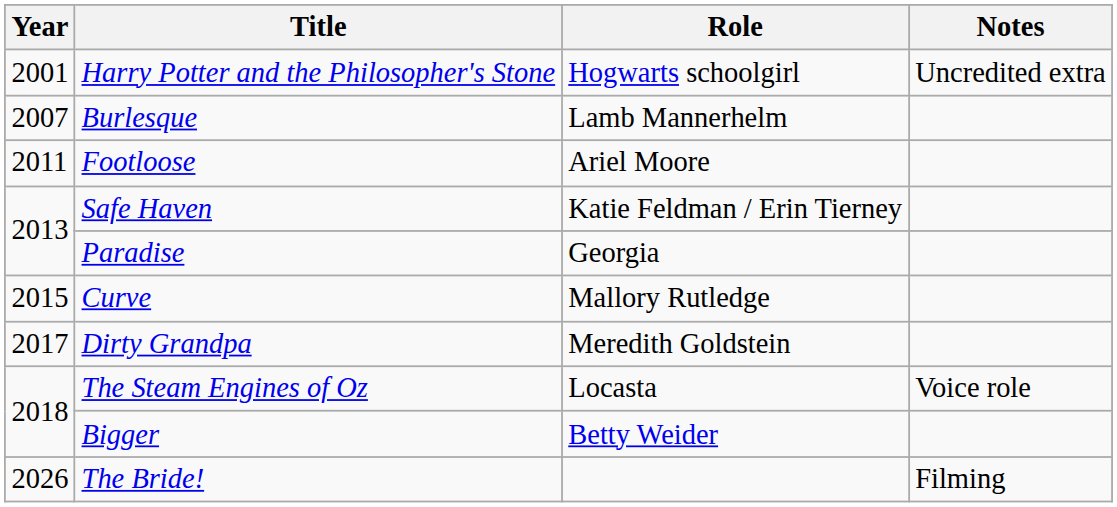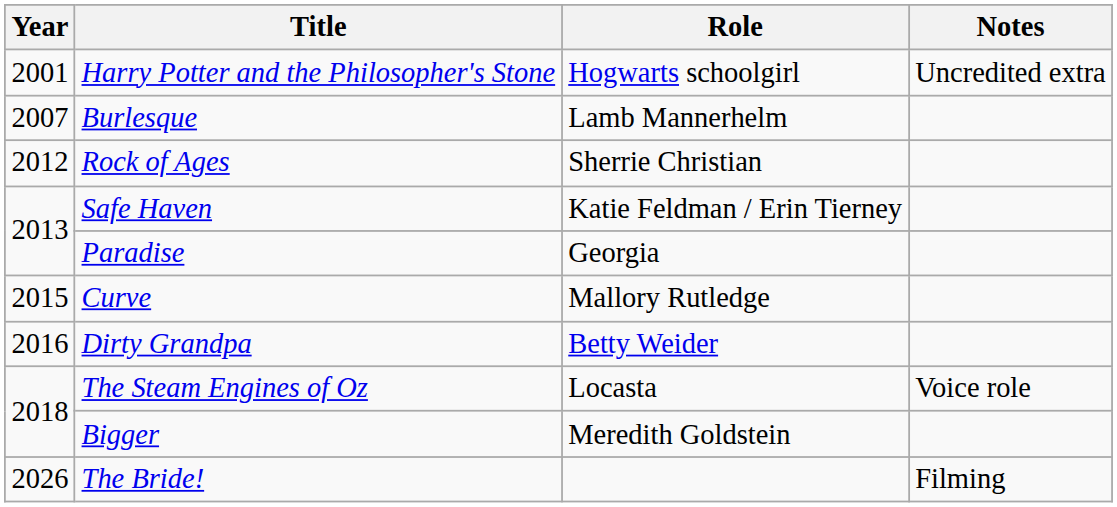- row: (139, 162)
+ row: (156, 162)
(40, 343) 2017 -> (40, 343) 2016
(679, 343) Meredith Goldstein -> (643, 343) Betty Weider
(643, 433) Betty Weider -> (679, 433) Meredith Goldstein
